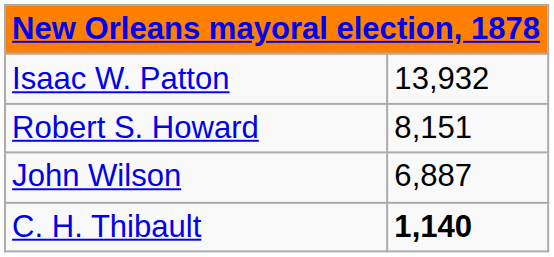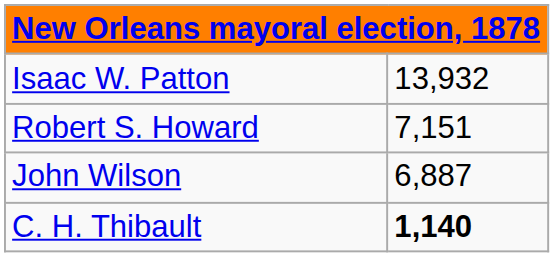(433, 127) 8,151 -> (433, 127) 7,151
